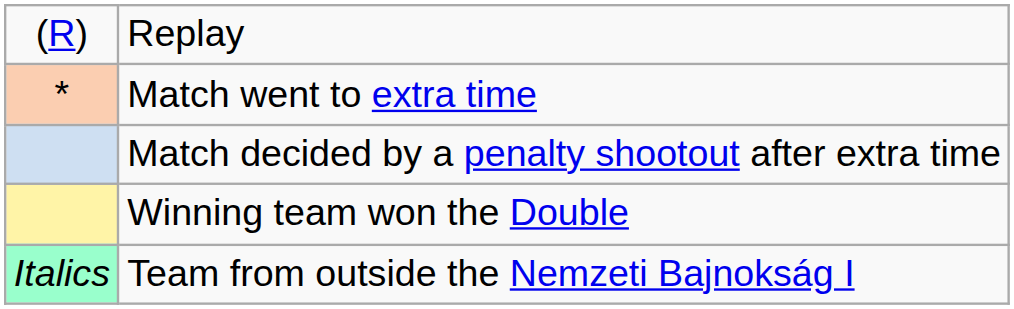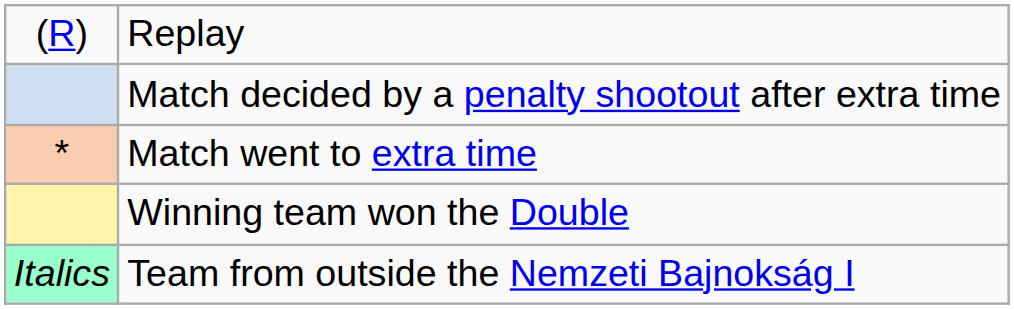rows swapped: (332, 93) <-> (564, 153)
